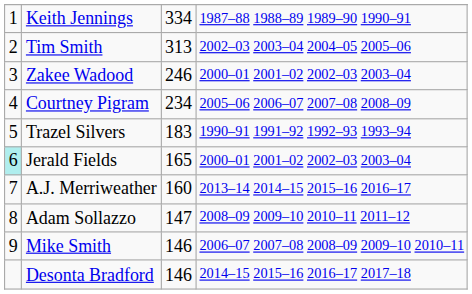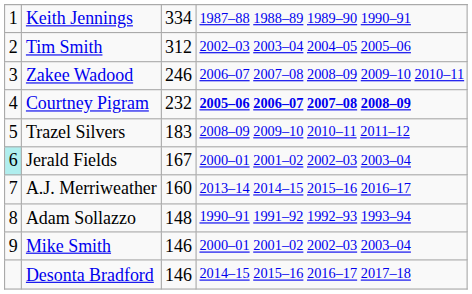(178, 47) 313 -> (178, 47) 312
(305, 75) 2000–01 2001–02 2002–03 2003–04 -> (332, 75) 2006–07 2007–08 2008–09 2009–10 2010–11
(178, 103) 234 -> (178, 103) 232
(305, 103) normal -> (305, 103) bold
(305, 132) 1990–91 1991–92 1992–93 1993–94 -> (305, 132) 2008–09 2009–10 2010–11 2011–12
(178, 160) 165 -> (178, 160) 167
(178, 217) 147 -> (178, 217) 148
(305, 217) 2008–09 2009–10 2010–11 2011–12 -> (305, 217) 1990–91 1991–92 1992–93 1993–94
(332, 246) 2006–07 2007–08 2008–09 2009–10 2010–11 -> (305, 246) 2000–01 2001–02 2002–03 2003–04
